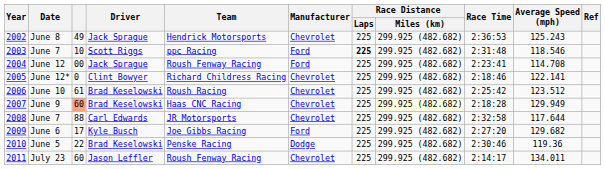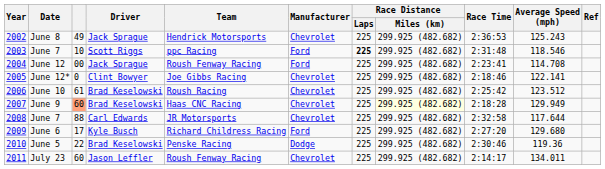(226, 78) Richard Childress Racing -> (206, 78) Joe Gibbs Racing
(206, 132) Joe Gibbs Racing -> (226, 132) Richard Childress Racing
(548, 132) 129.682 -> (548, 132) 129.680
